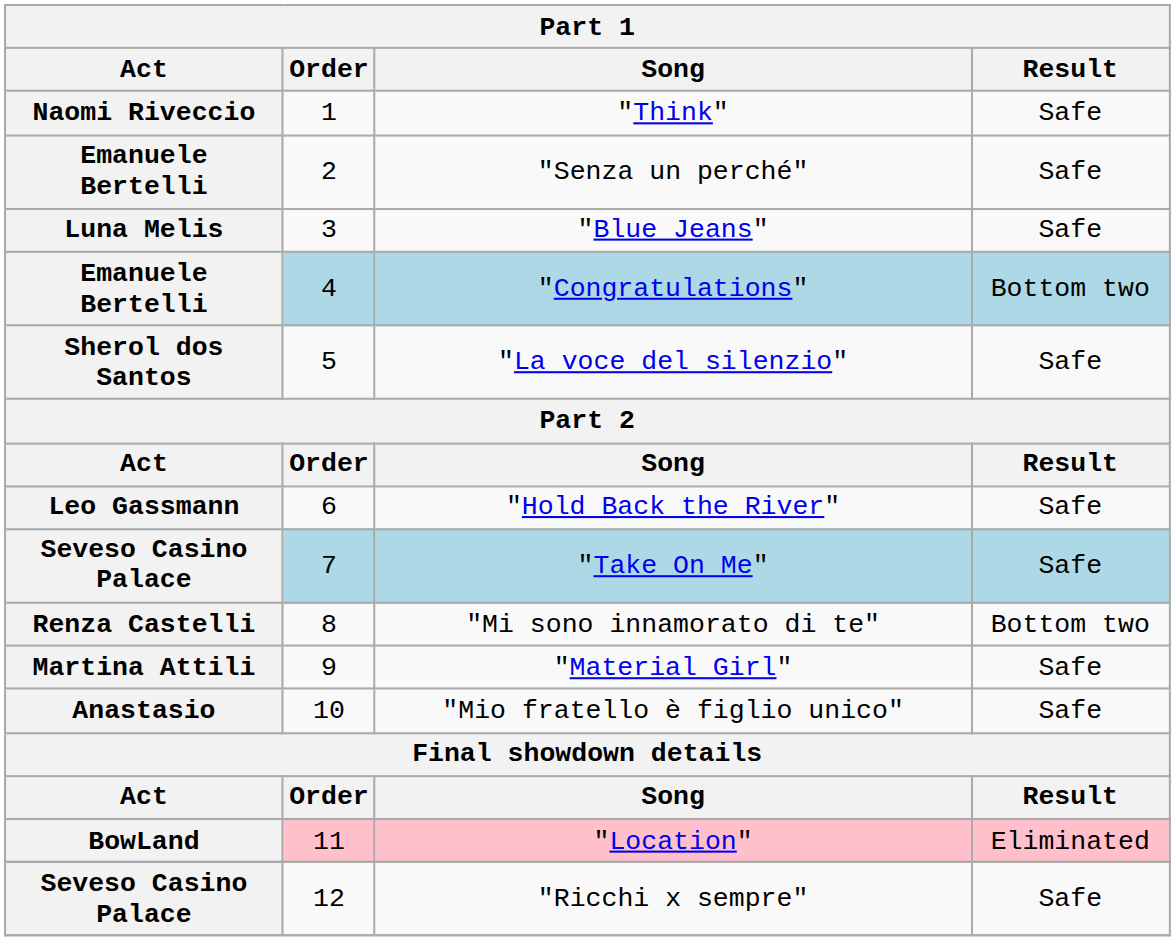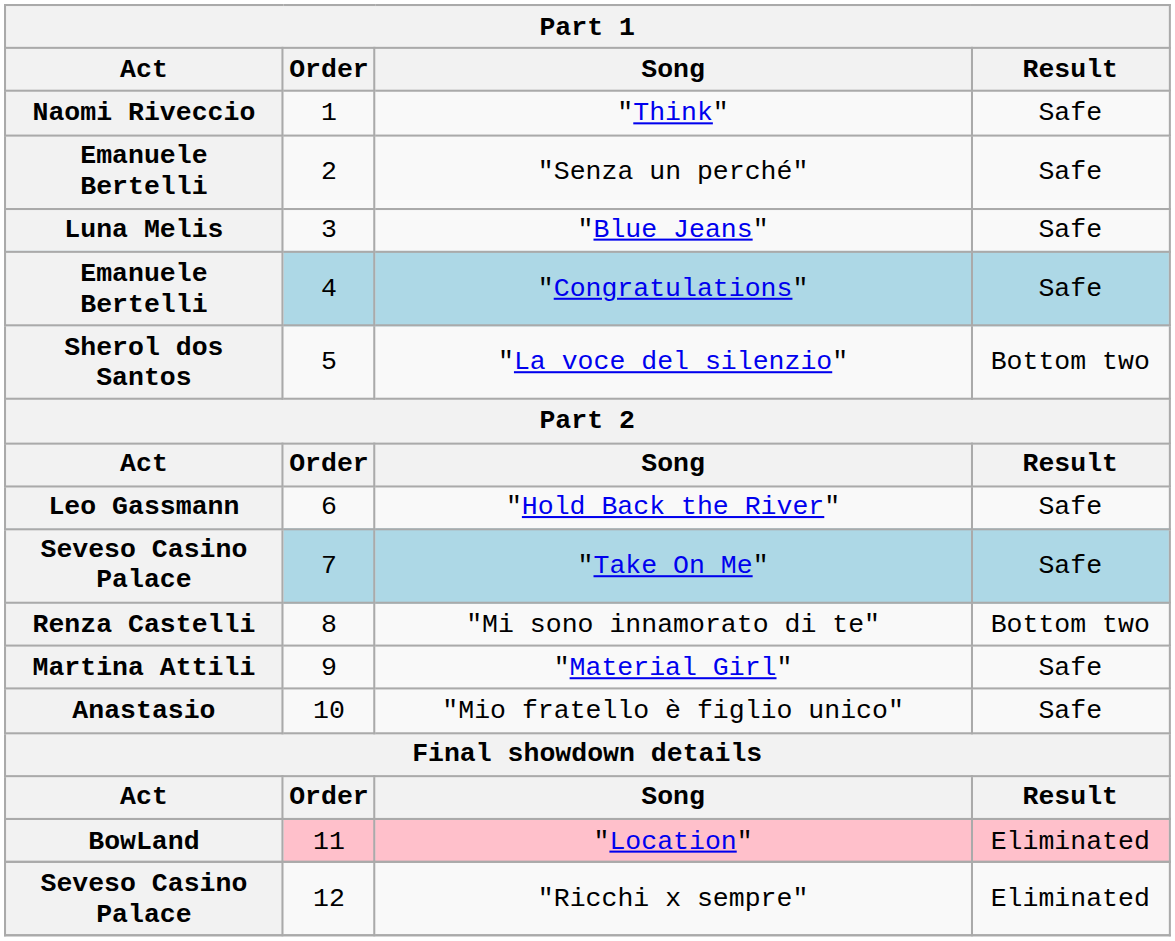(1070, 289) Bottom two -> (1070, 289) Safe
(1070, 362) Safe -> (1070, 362) Bottom two
(1070, 899) Safe -> (1070, 899) Eliminated
